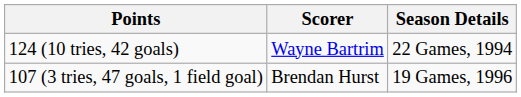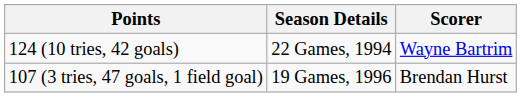columns swapped: (328, 19) <-> (452, 19)
